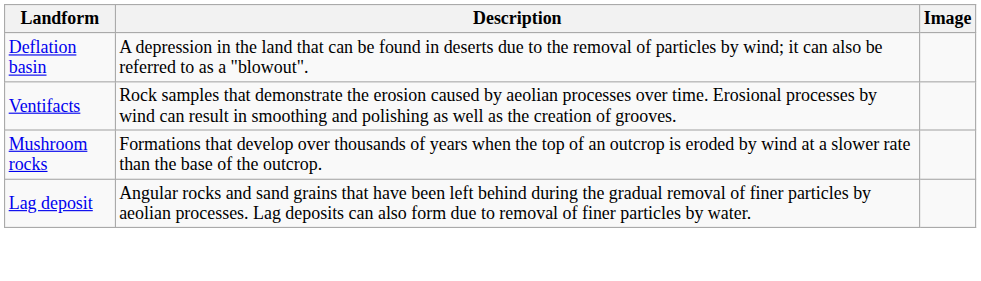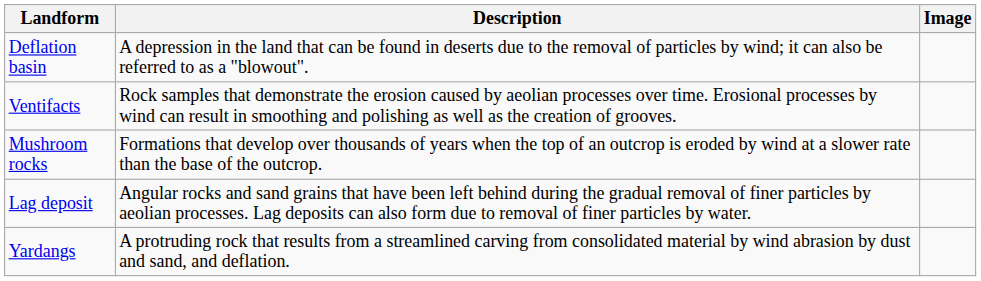+ row: (42, 251)
